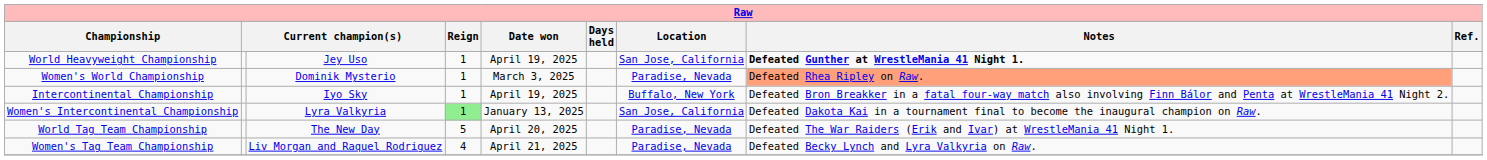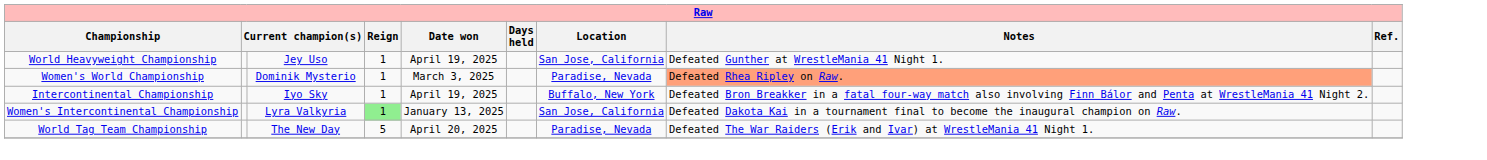(887, 60) bold -> (807, 60) normal
- row: (123, 147)
